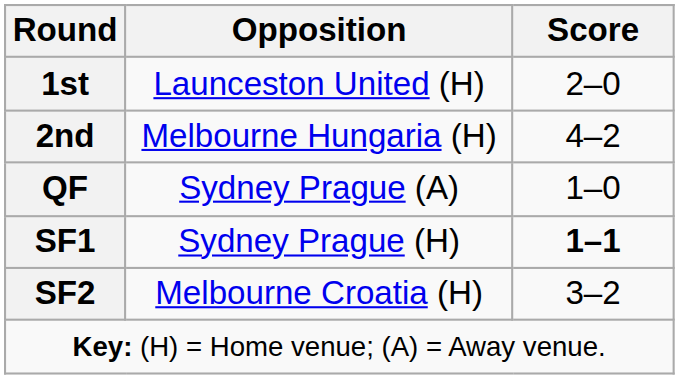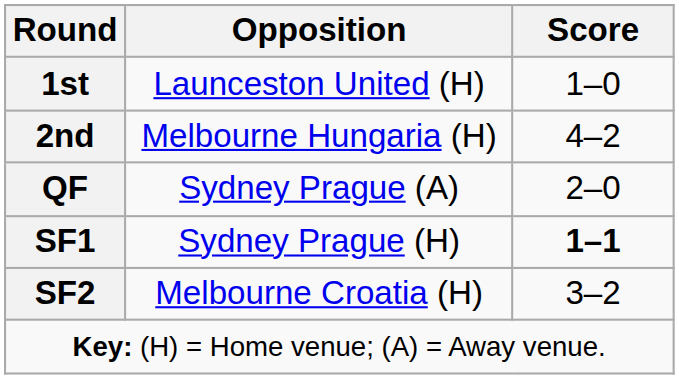(593, 83) 2–0 -> (593, 83) 1–0
(593, 188) 1–0 -> (593, 188) 2–0
